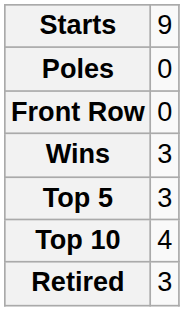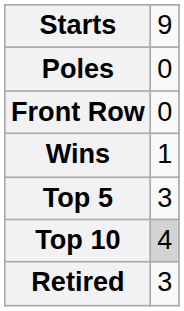(165, 154) 3 -> (165, 154) 1
(165, 240) no background -> (165, 240) lightgrey background
